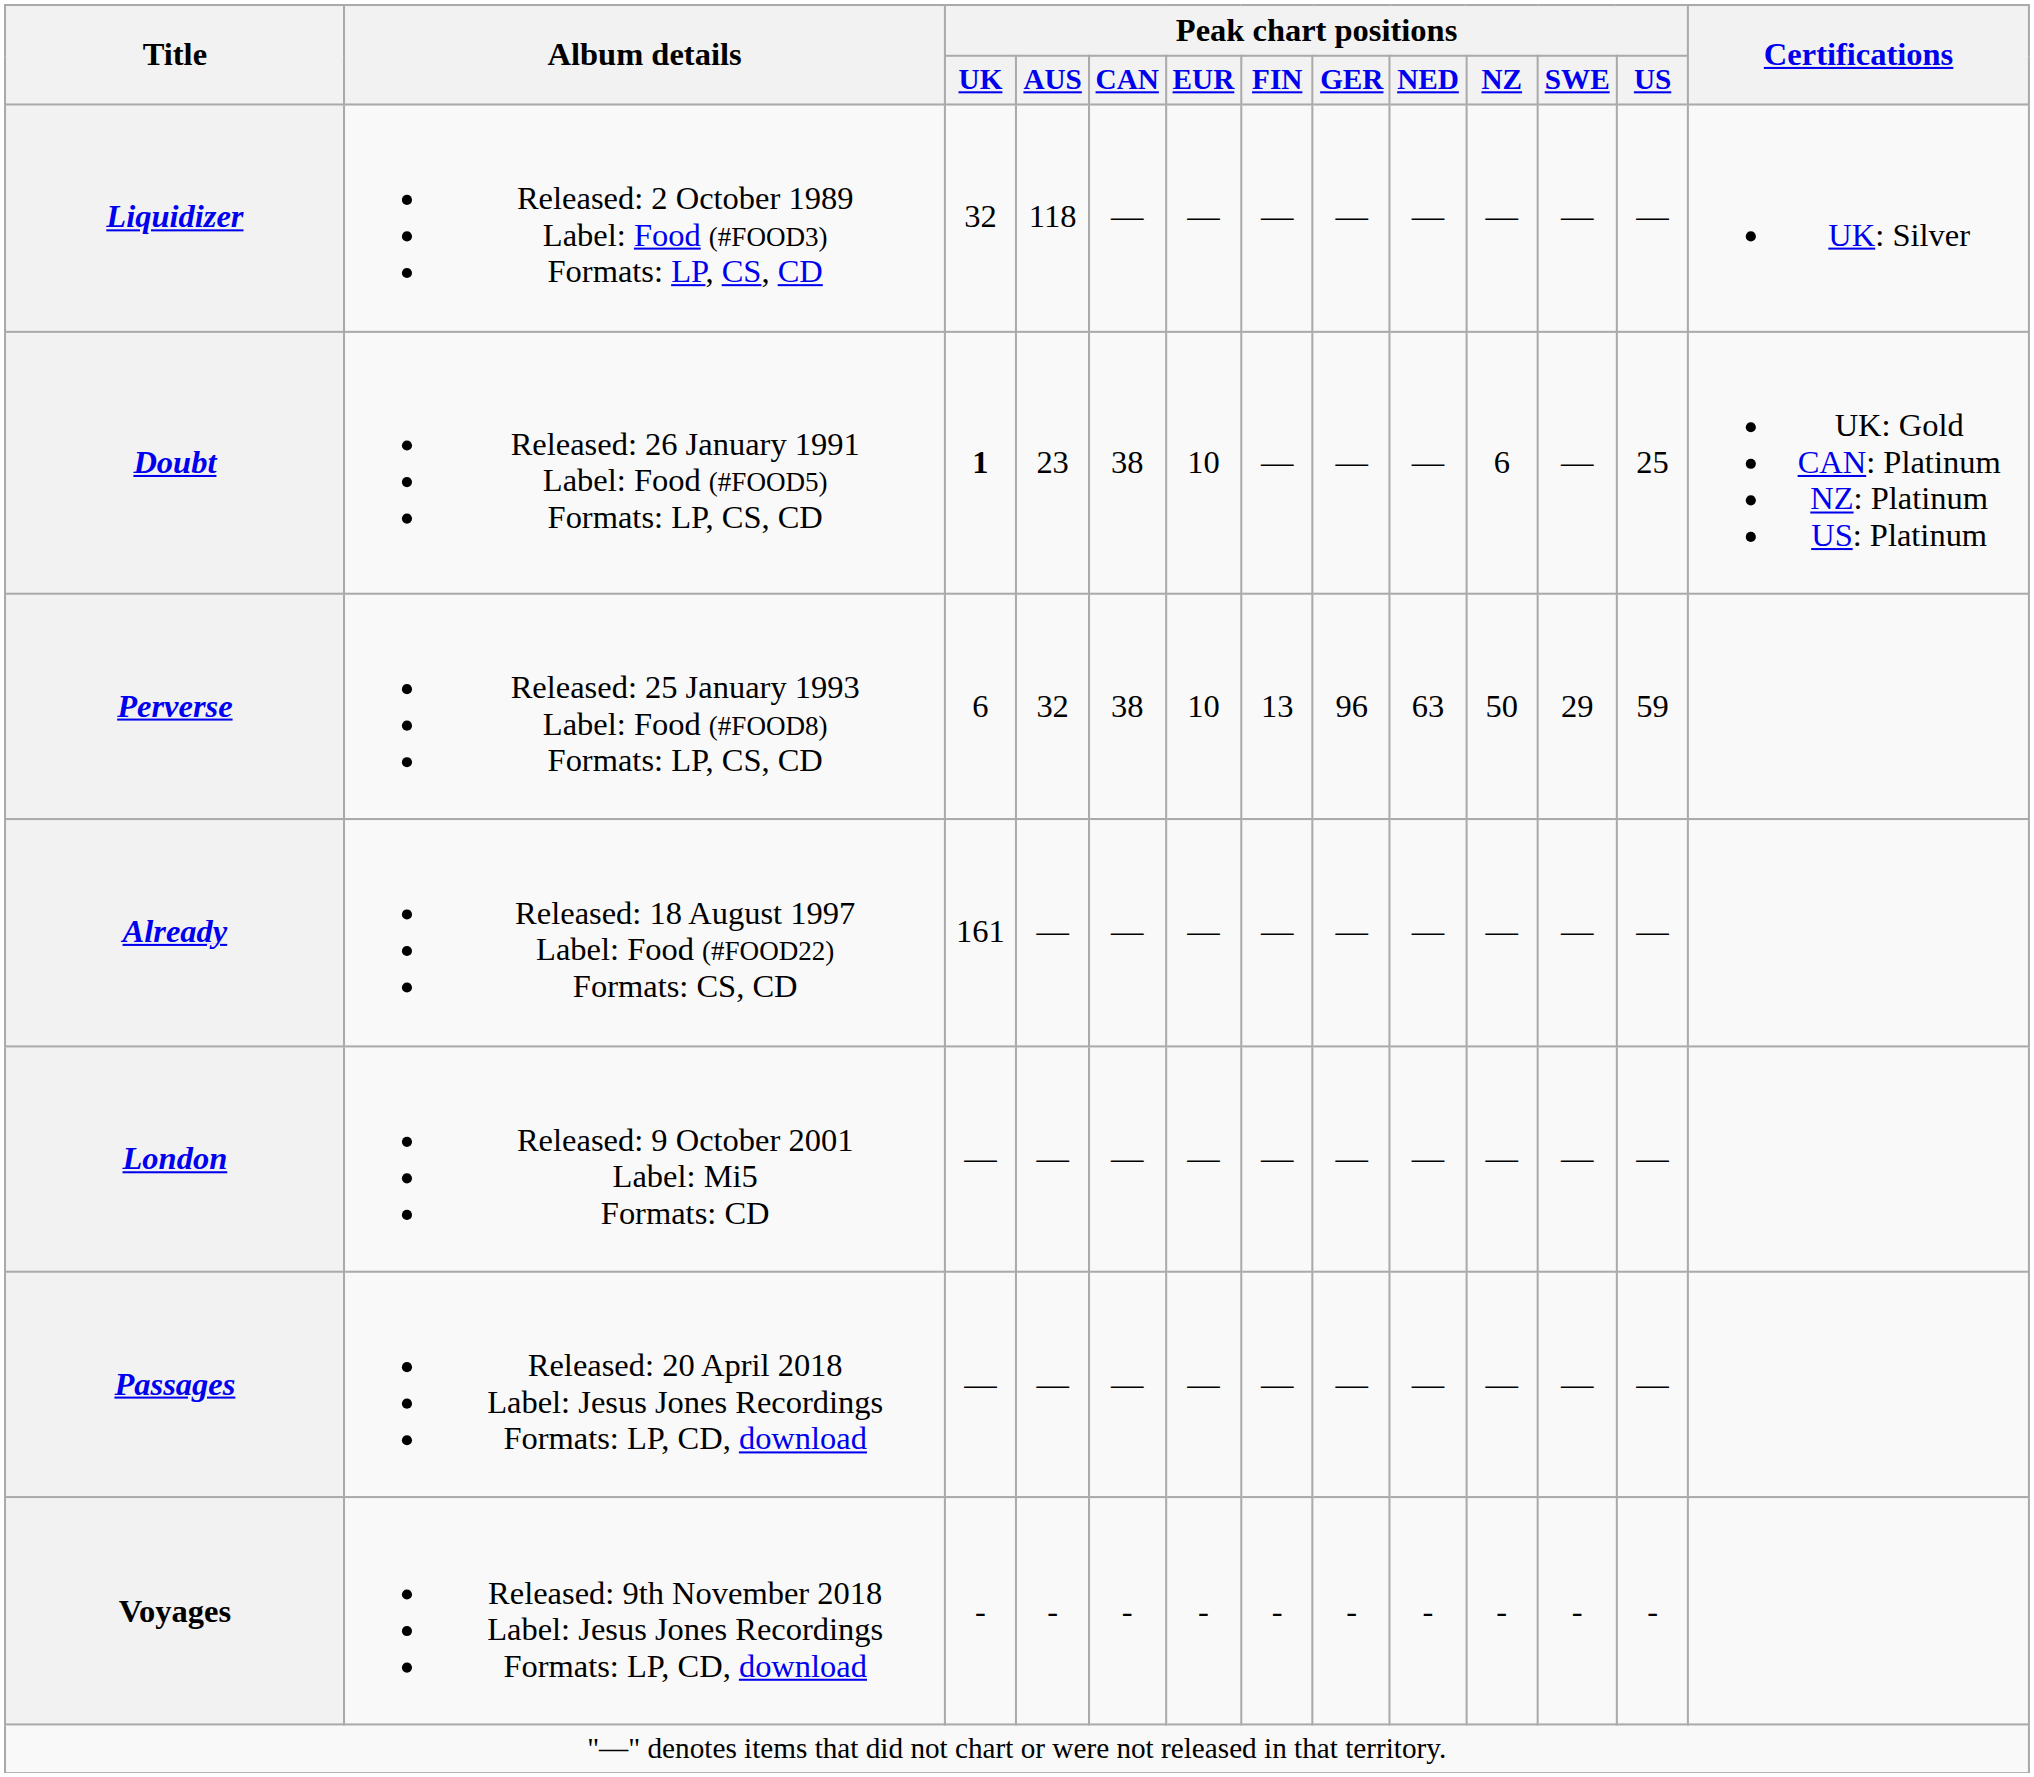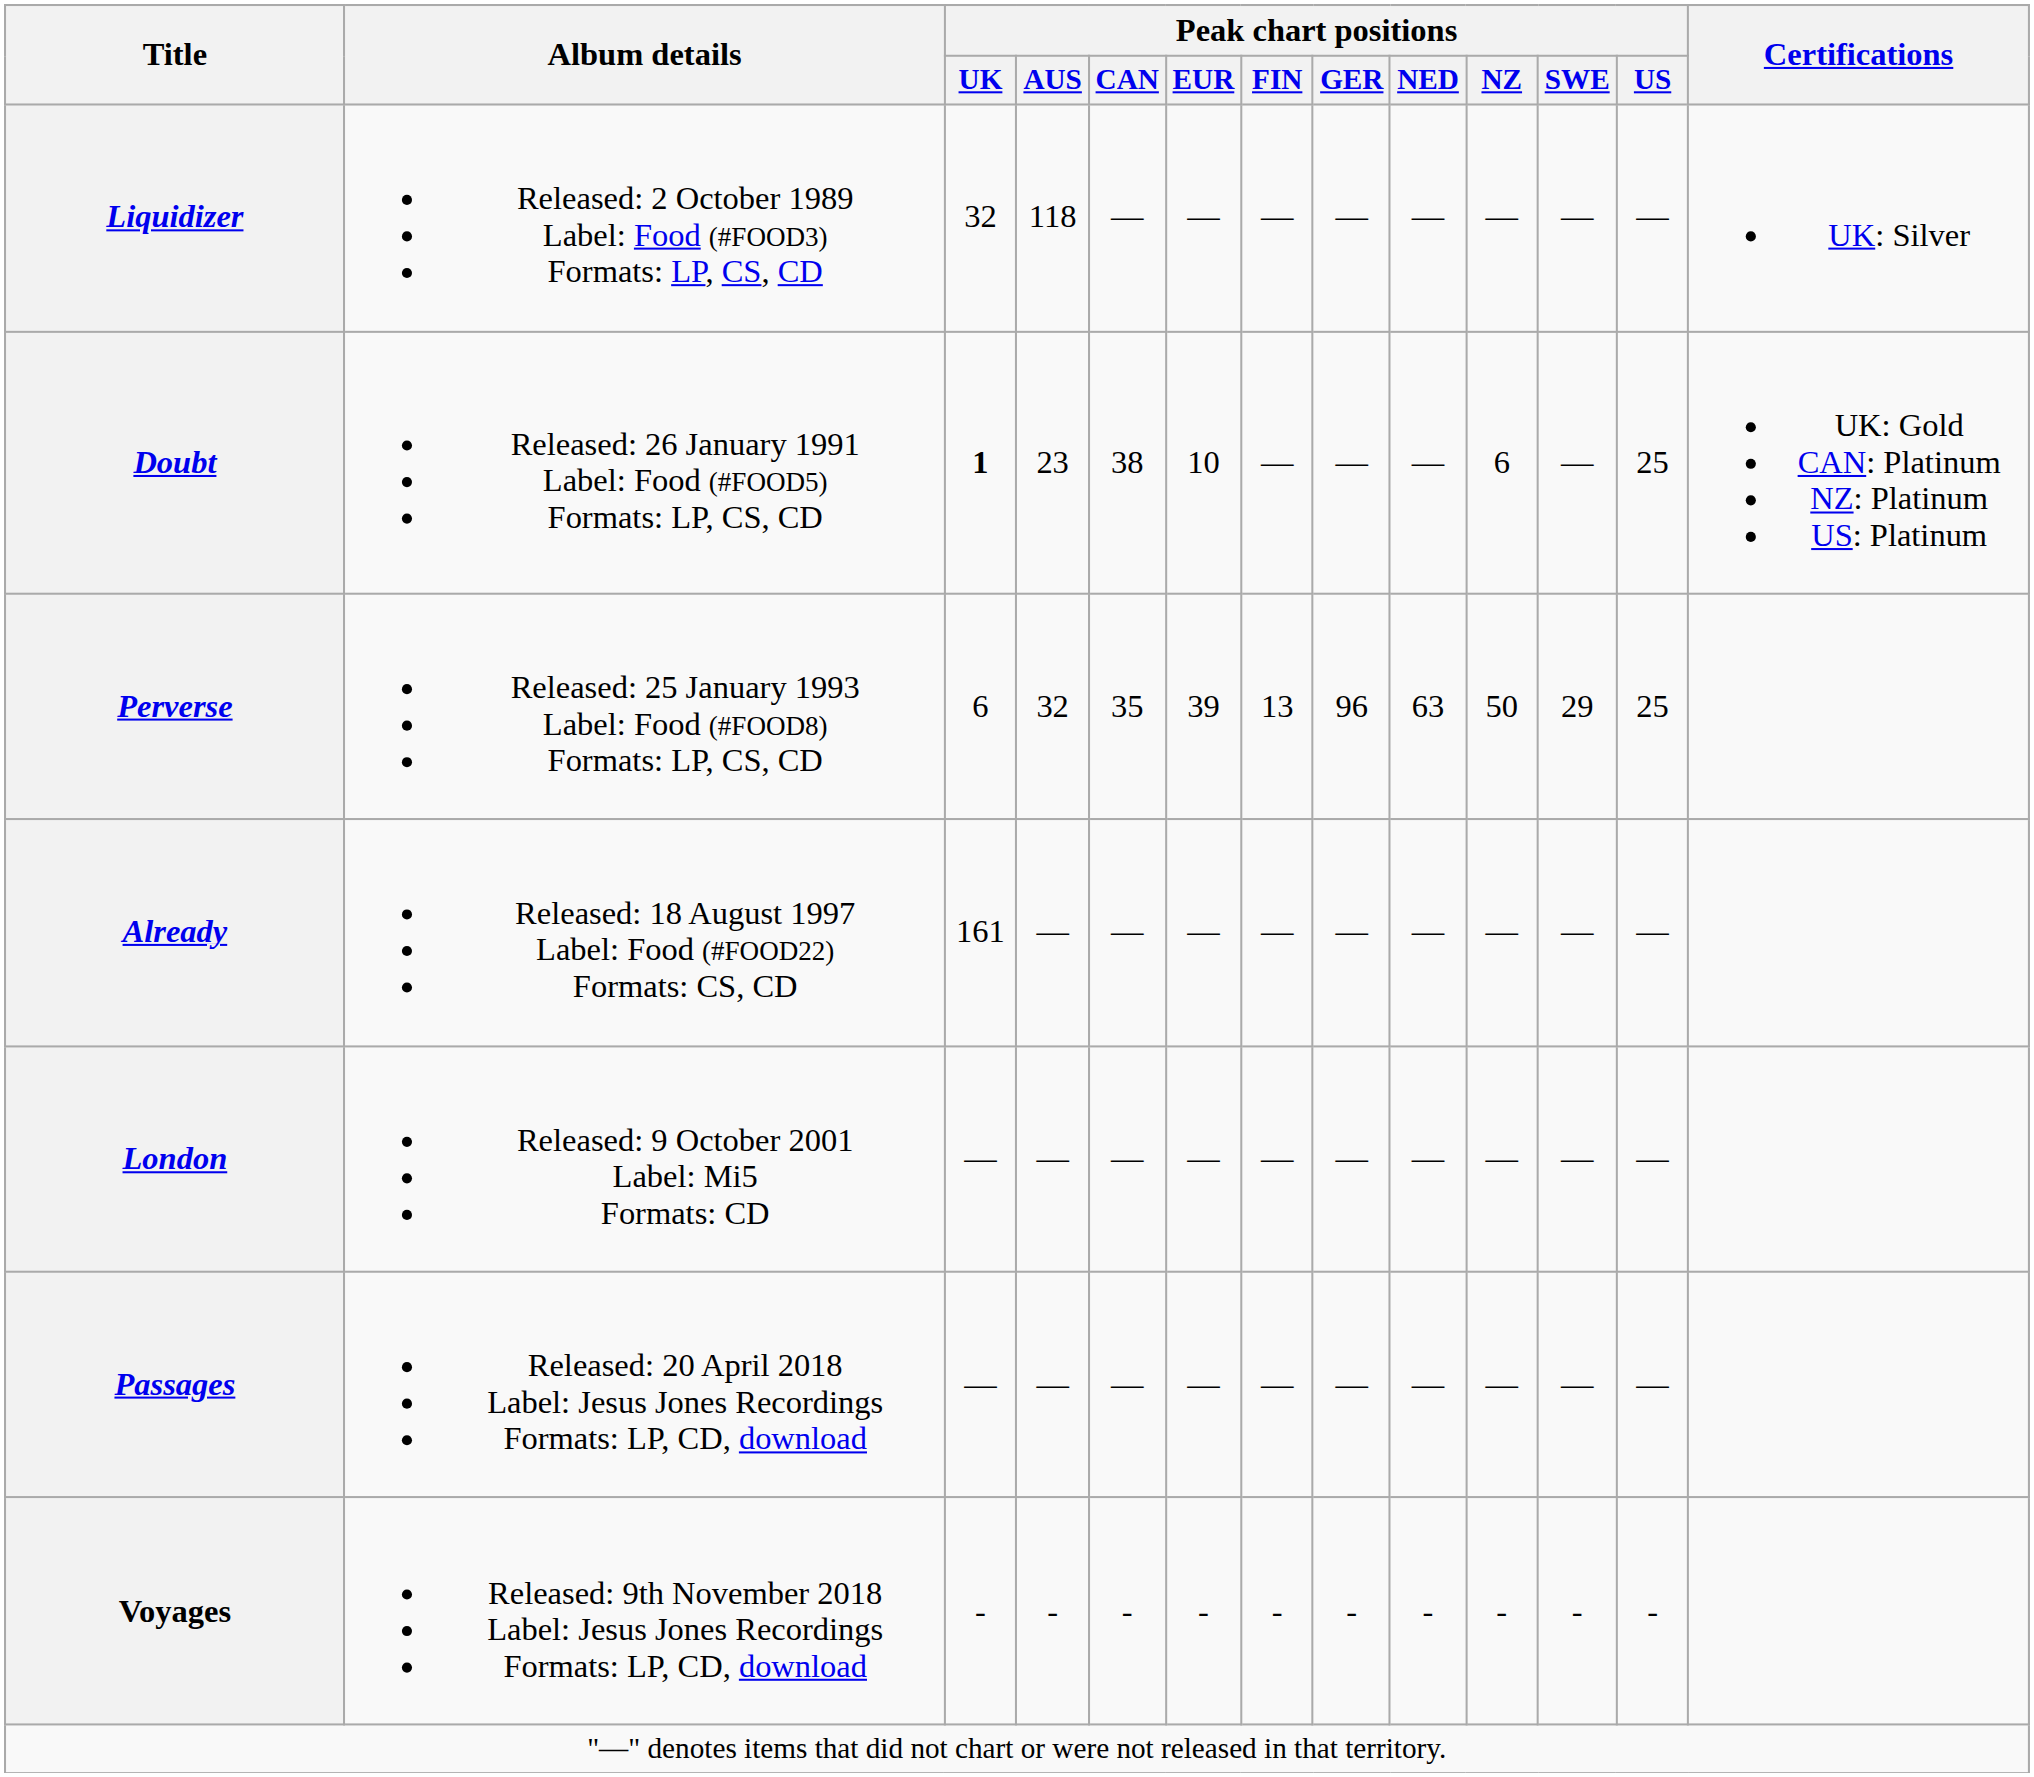(1127, 705) 38 -> (1127, 705) 35
(1203, 705) 10 -> (1203, 705) 39
(1653, 705) 59 -> (1653, 705) 25
